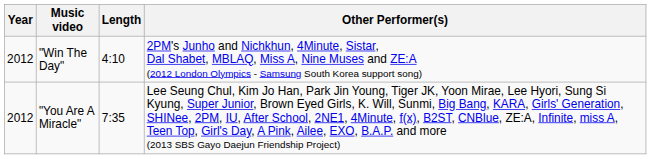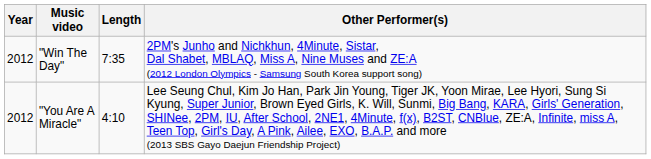(113, 59) 4:10 -> (113, 59) 7:35
(113, 118) 7:35 -> (113, 118) 4:10
